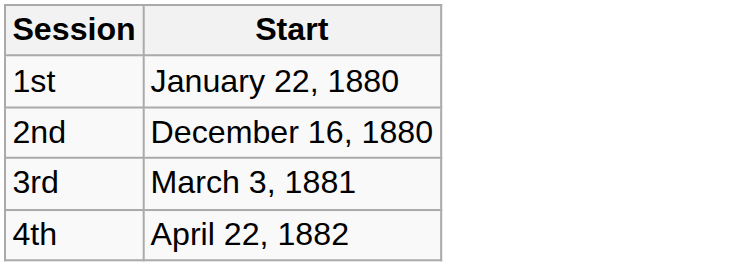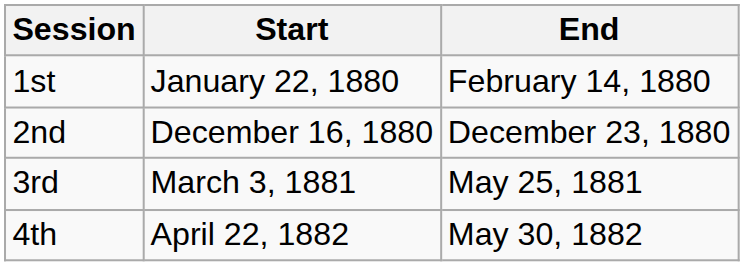+ column: (589, 30)
